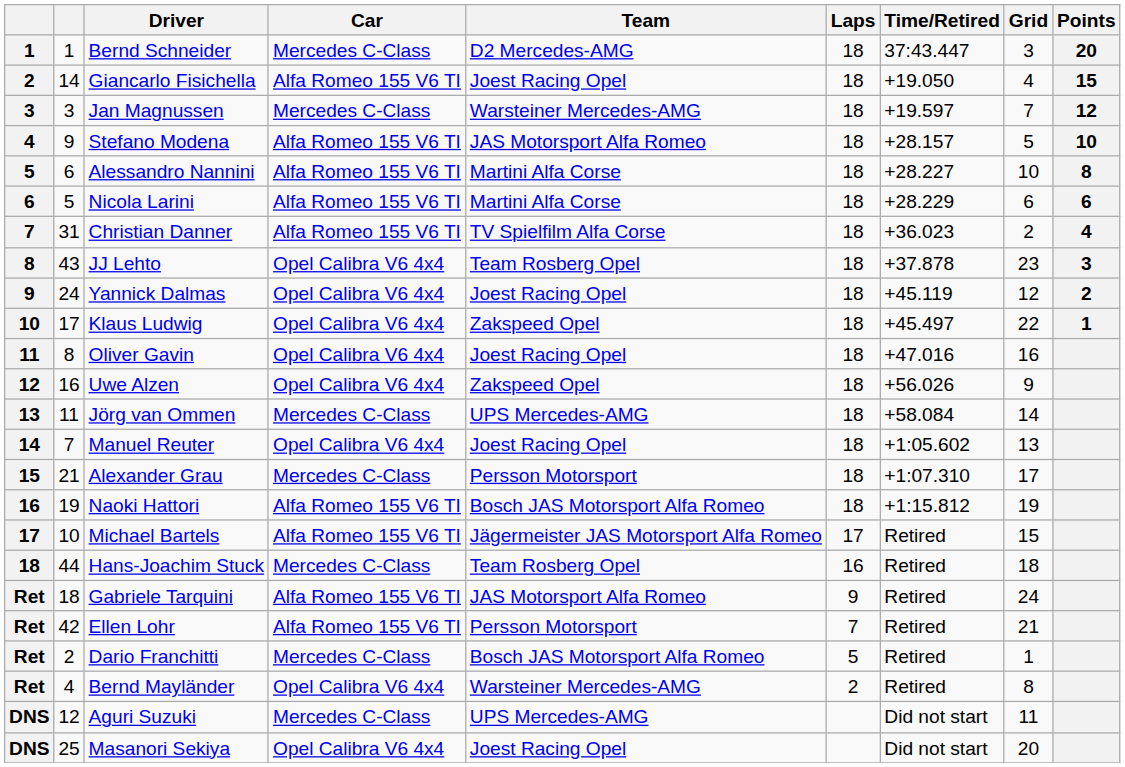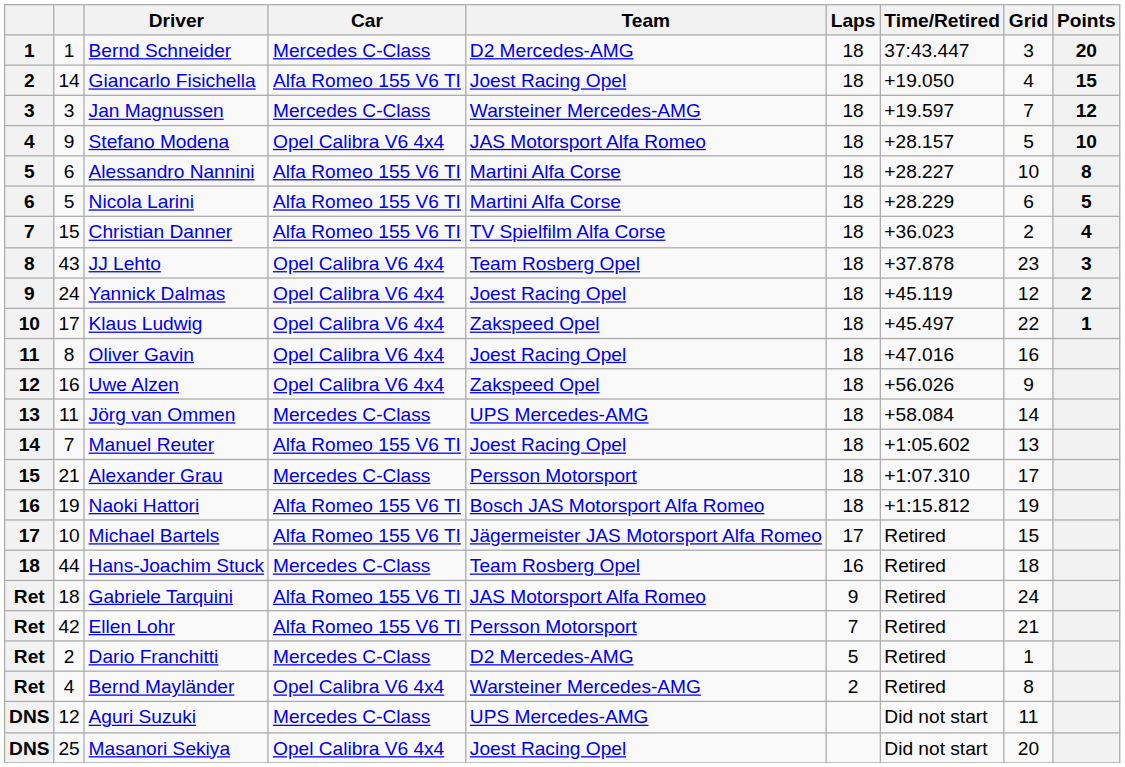(367, 141) Alfa Romeo 155 V6 TI -> (359, 141) Opel Calibra V6 4x4
(1086, 202) 6 -> (1086, 202) 5
(69, 232) 31 -> (69, 232) 15
(359, 444) Opel Calibra V6 4x4 -> (367, 444) Alfa Romeo 155 V6 TI
(617, 657) Bosch JAS Motorsport Alfa Romeo -> (552, 657) D2 Mercedes-AMG
